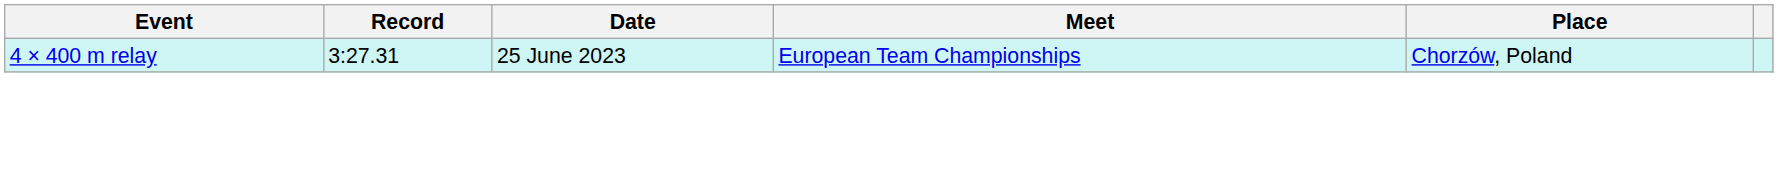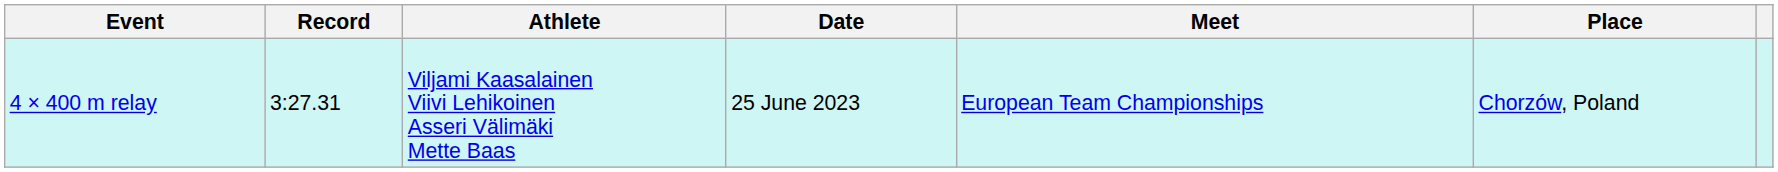+ column: (565, 22)
